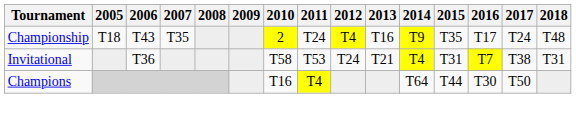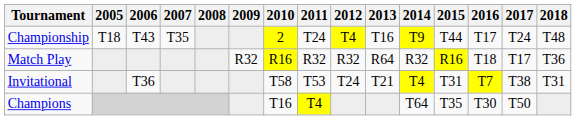(451, 37) T35 -> (451, 37) T44
+ row: (40, 59)
(451, 81) T44 -> (451, 103) T35
